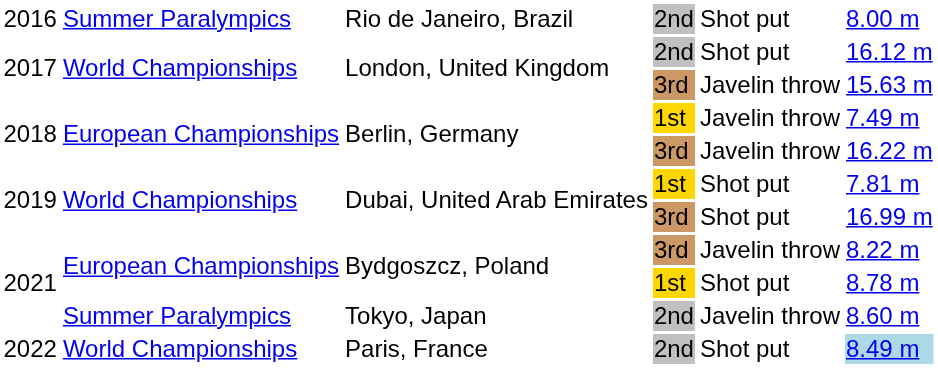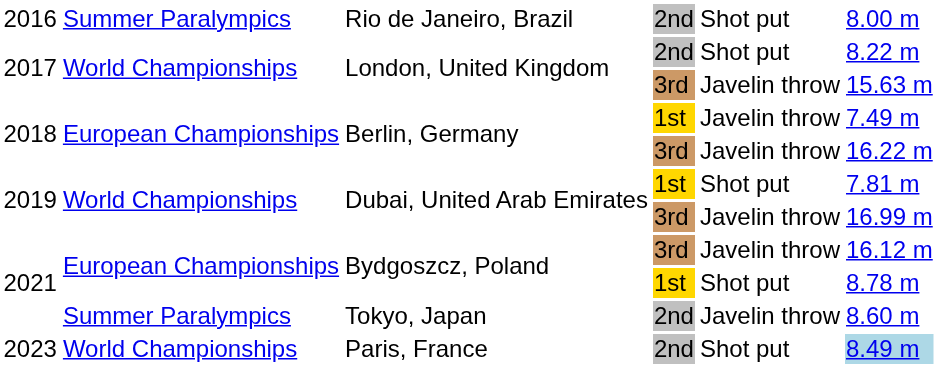(889, 51) 16.12 m -> (883, 51) 8.22 m
(745, 216) Shot put -> (770, 216) Javelin throw
(883, 249) 8.22 m -> (889, 249) 16.12 m
(30, 348) 2022 -> (30, 348) 2023
